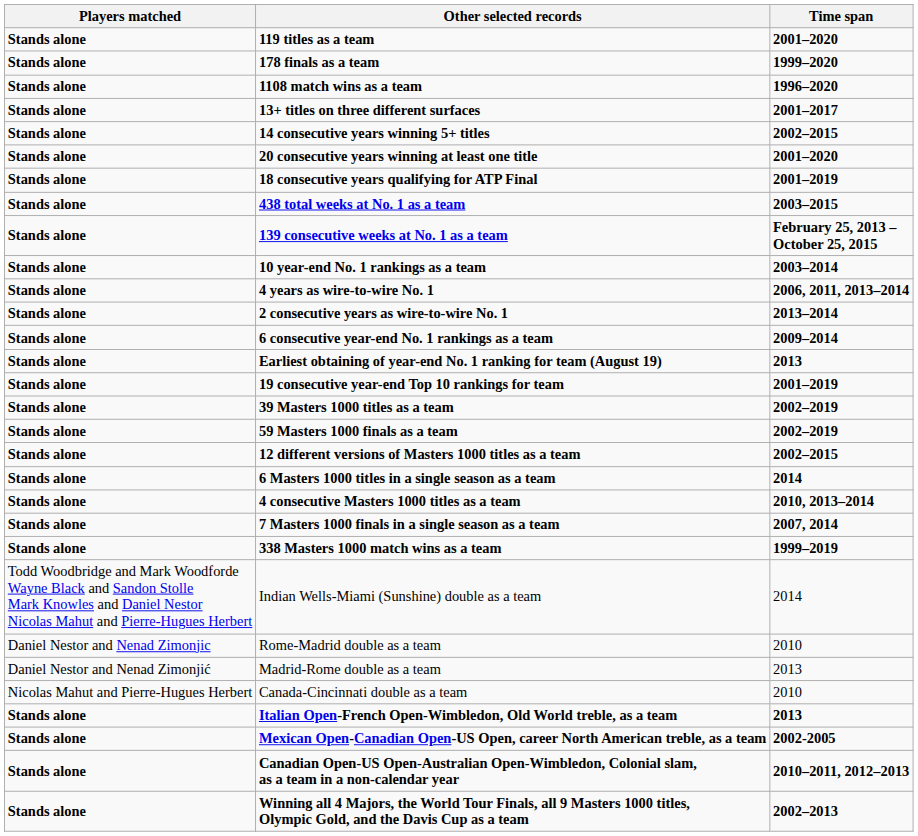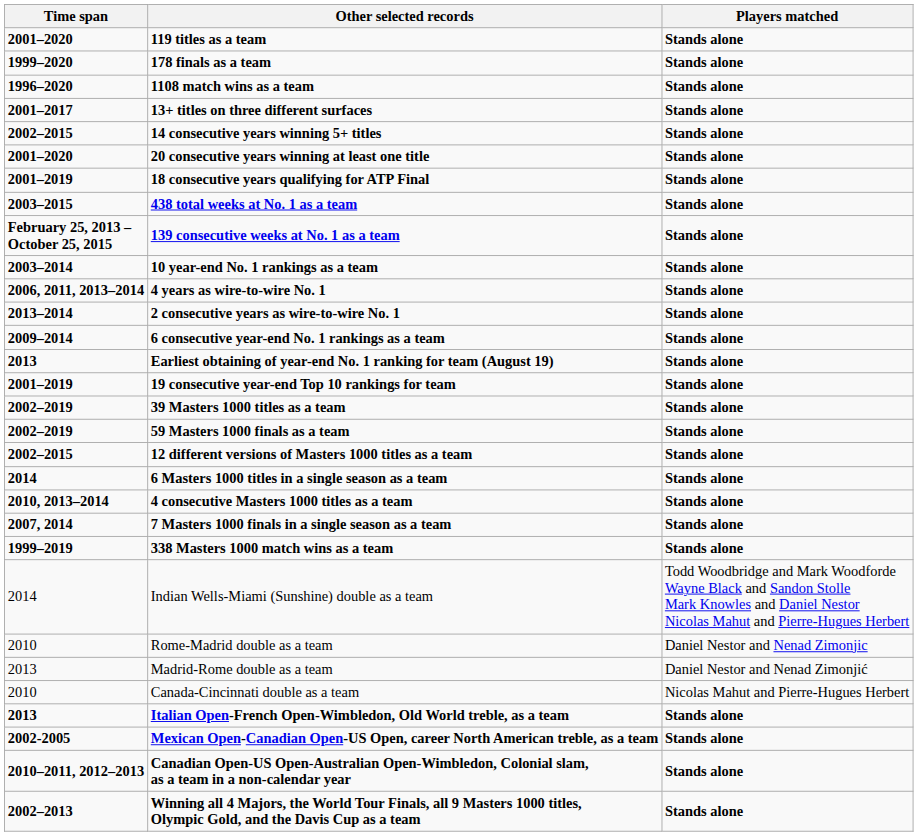columns swapped: (841, 15) <-> (130, 15)
